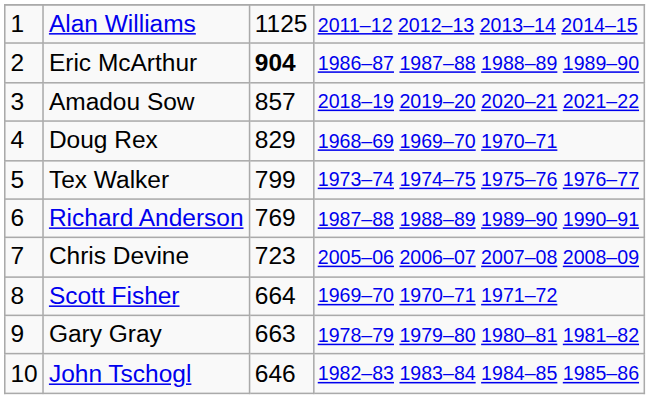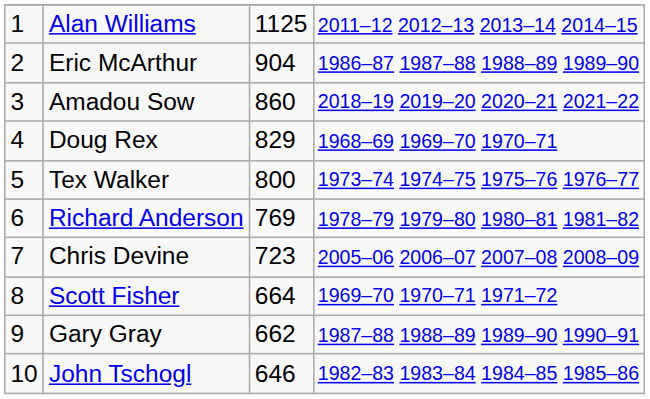(275, 62) bold -> (275, 62) normal
(275, 101) 857 -> (275, 101) 860
(275, 179) 799 -> (275, 179) 800
(478, 218) 1987–88 1988–89 1989–90 1990–91 -> (478, 218) 1978–79 1979–80 1980–81 1981–82
(275, 334) 663 -> (275, 334) 662
(478, 335) 1978–79 1979–80 1980–81 1981–82 -> (478, 335) 1987–88 1988–89 1989–90 1990–91
